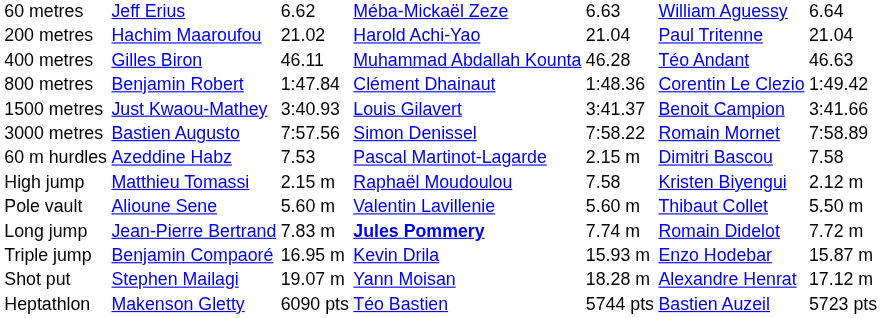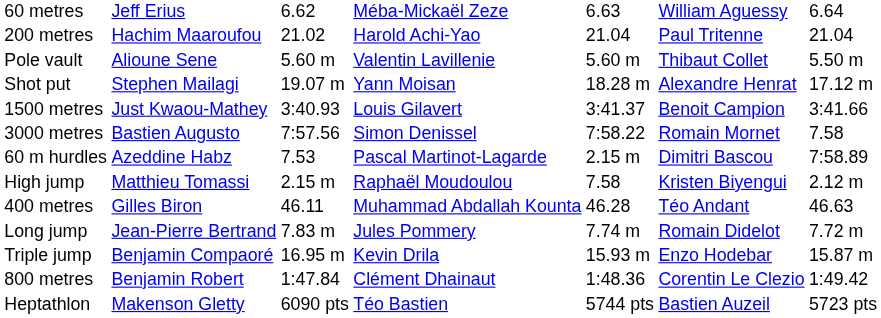rows swapped: (49, 60) <-> (43, 206)
rows swapped: (49, 84) <-> (37, 279)
(839, 133) 7:58.89 -> (826, 133) 7.58
(826, 157) 7.58 -> (839, 157) 7:58.89
(419, 231) bold -> (415, 231) normal
